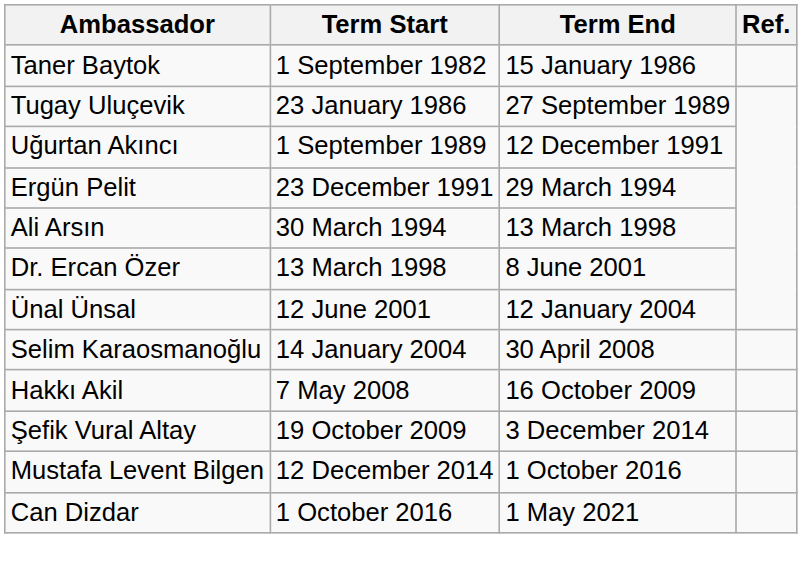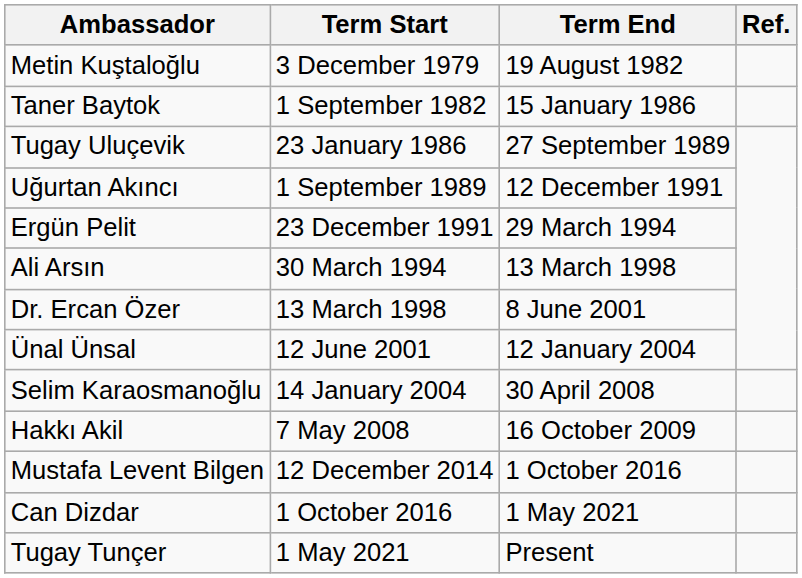+ row: (105, 65)
- row: (103, 430)
+ row: (88, 552)
